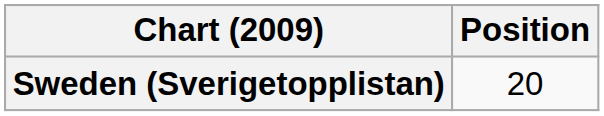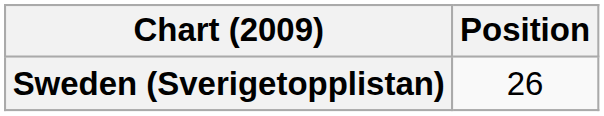(525, 82) 20 -> (525, 82) 26
